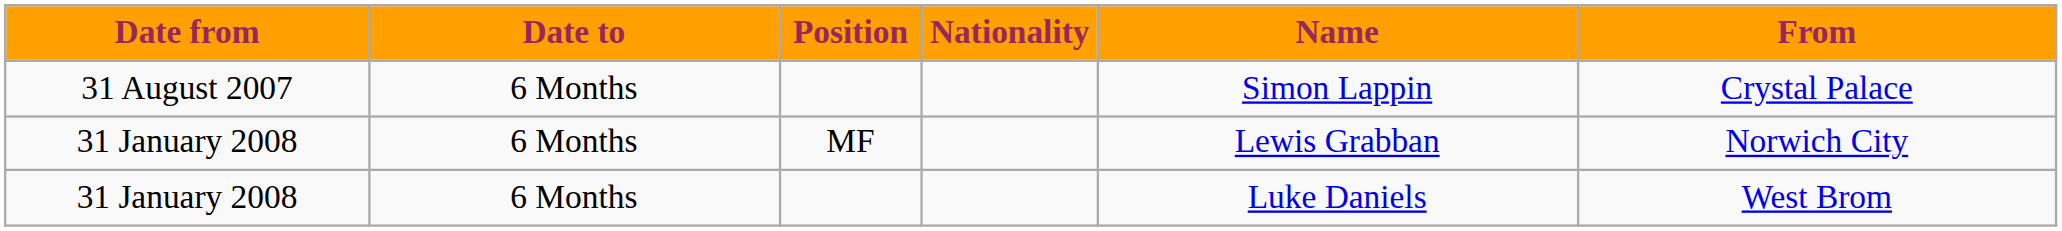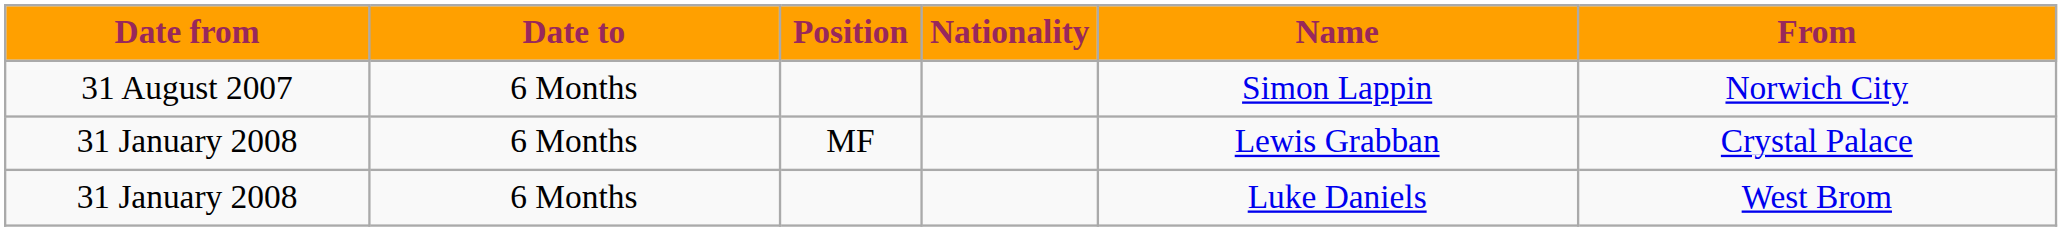(1817, 87) Crystal Palace -> (1817, 87) Norwich City
(1817, 142) Norwich City -> (1817, 142) Crystal Palace
